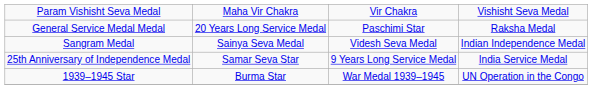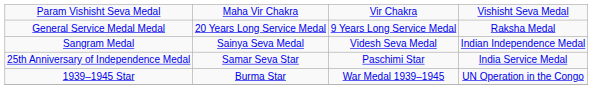(393, 28) Paschimi Star -> (393, 28) 9 Years Long Service Medal
(393, 60) 9 Years Long Service Medal -> (393, 60) Paschimi Star
